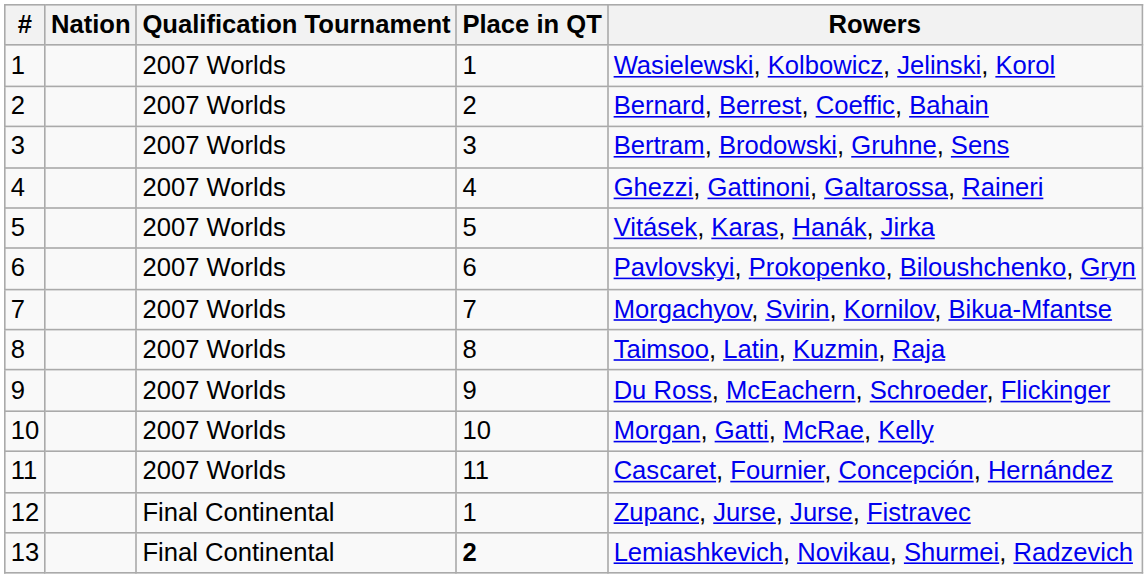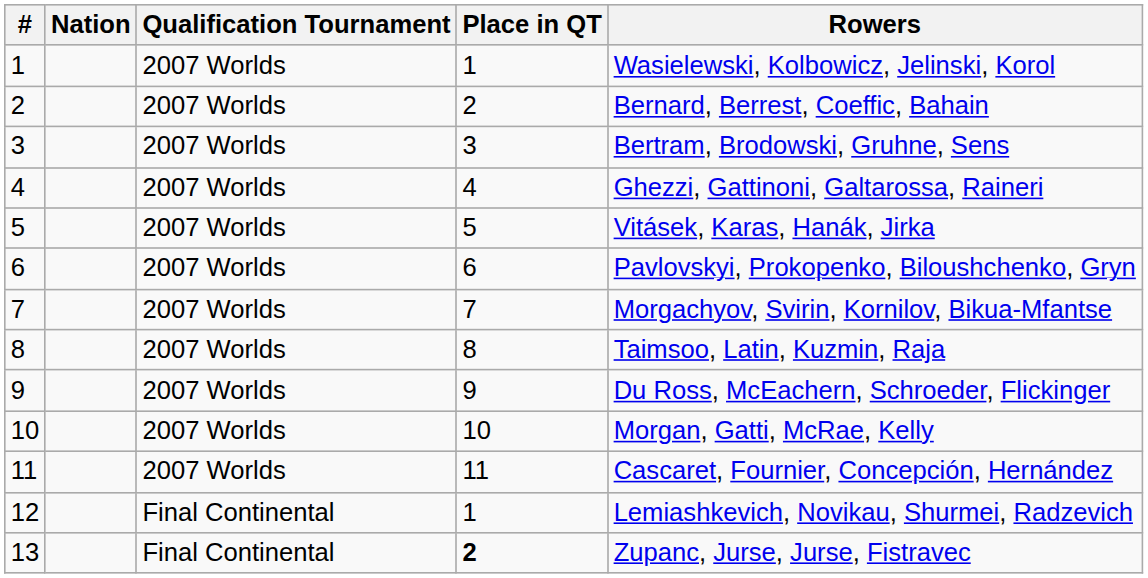(792, 512) Zupanc, Jurse, Jurse, Fistravec -> (873, 512) Lemiashkevich, Novikau, Shurmei, Radzevich
(873, 552) Lemiashkevich, Novikau, Shurmei, Radzevich -> (792, 552) Zupanc, Jurse, Jurse, Fistravec
